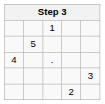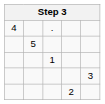rows swapped: (33, 28) <-> (33, 60)
